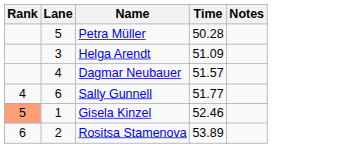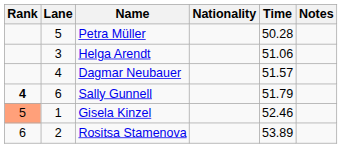+ column: (224, 14)
(208, 53) 51.09 -> (278, 53) 51.06
(23, 93) normal -> (23, 93) bold
(208, 93) 51.77 -> (278, 93) 51.79
